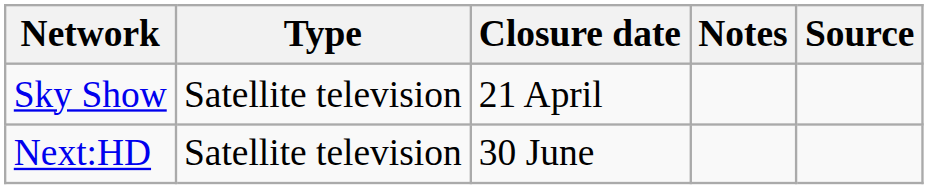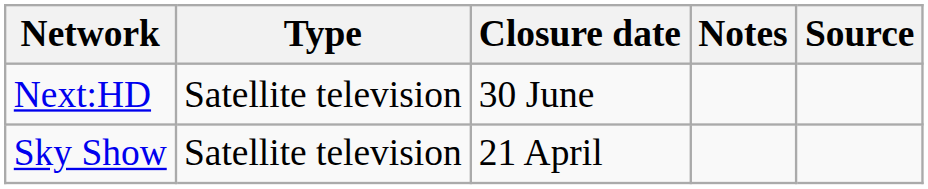rows swapped: (90, 93) <-> (82, 152)
